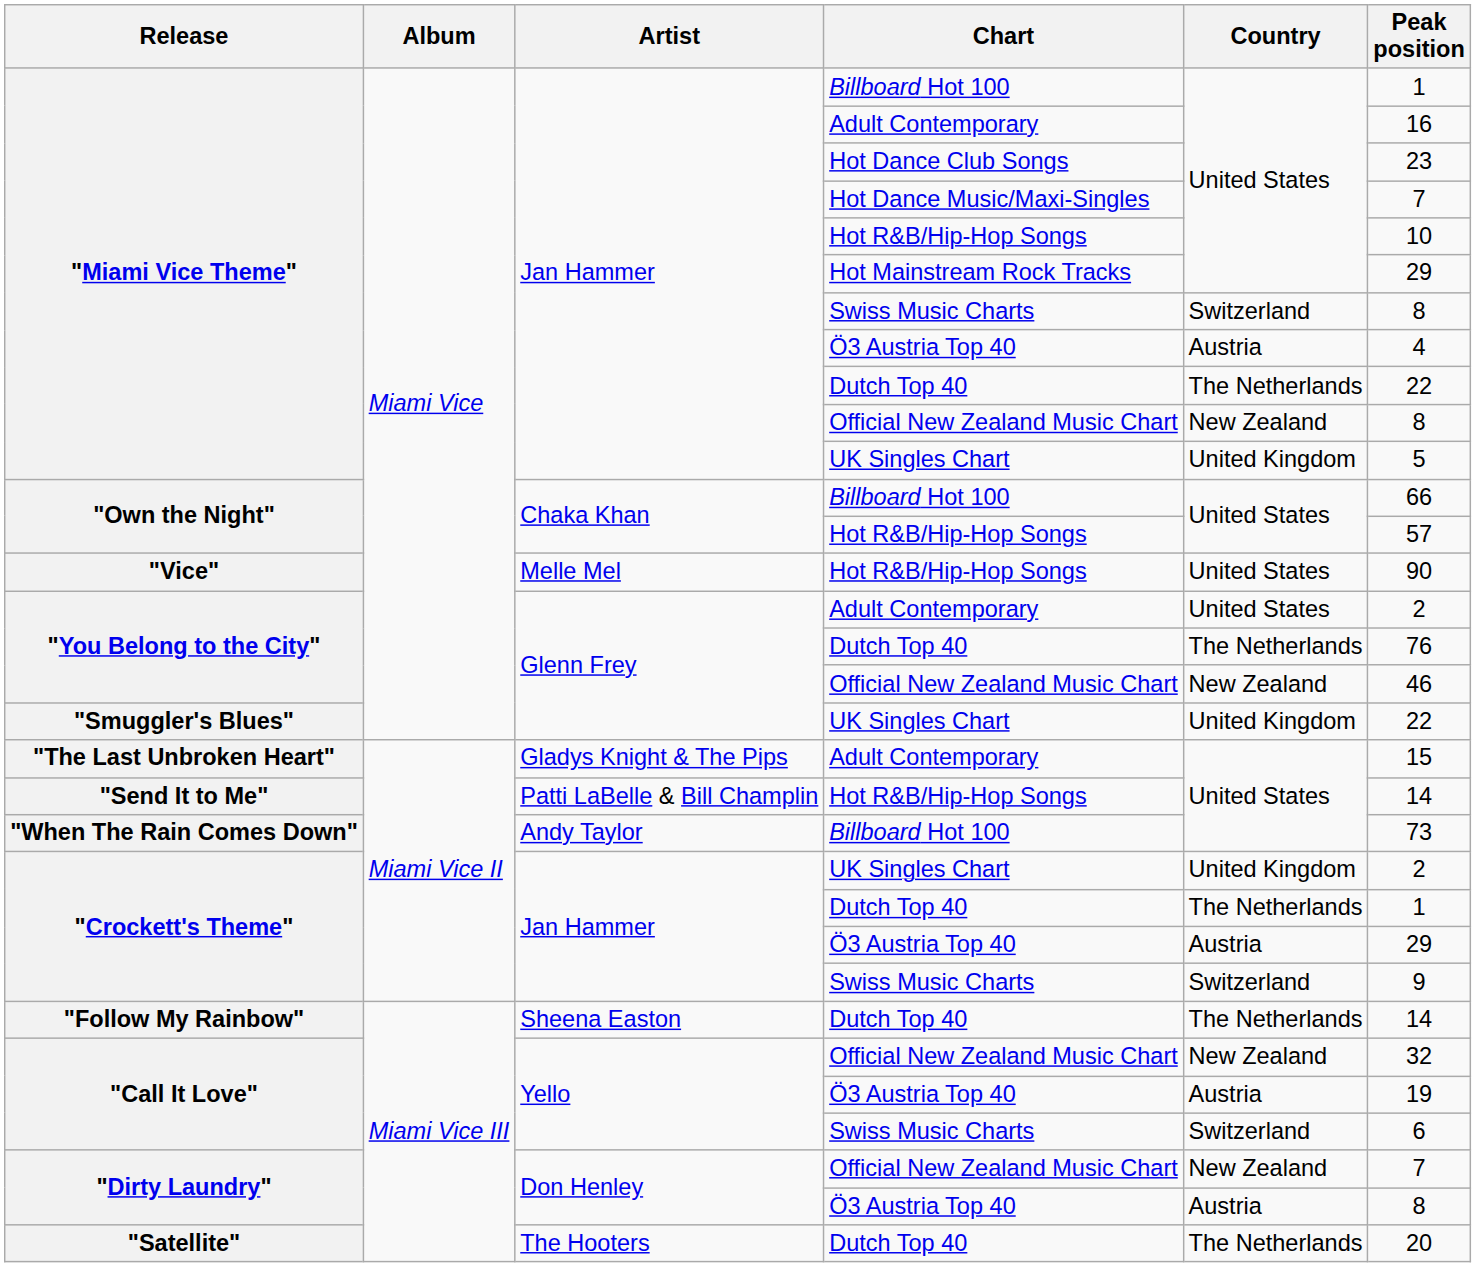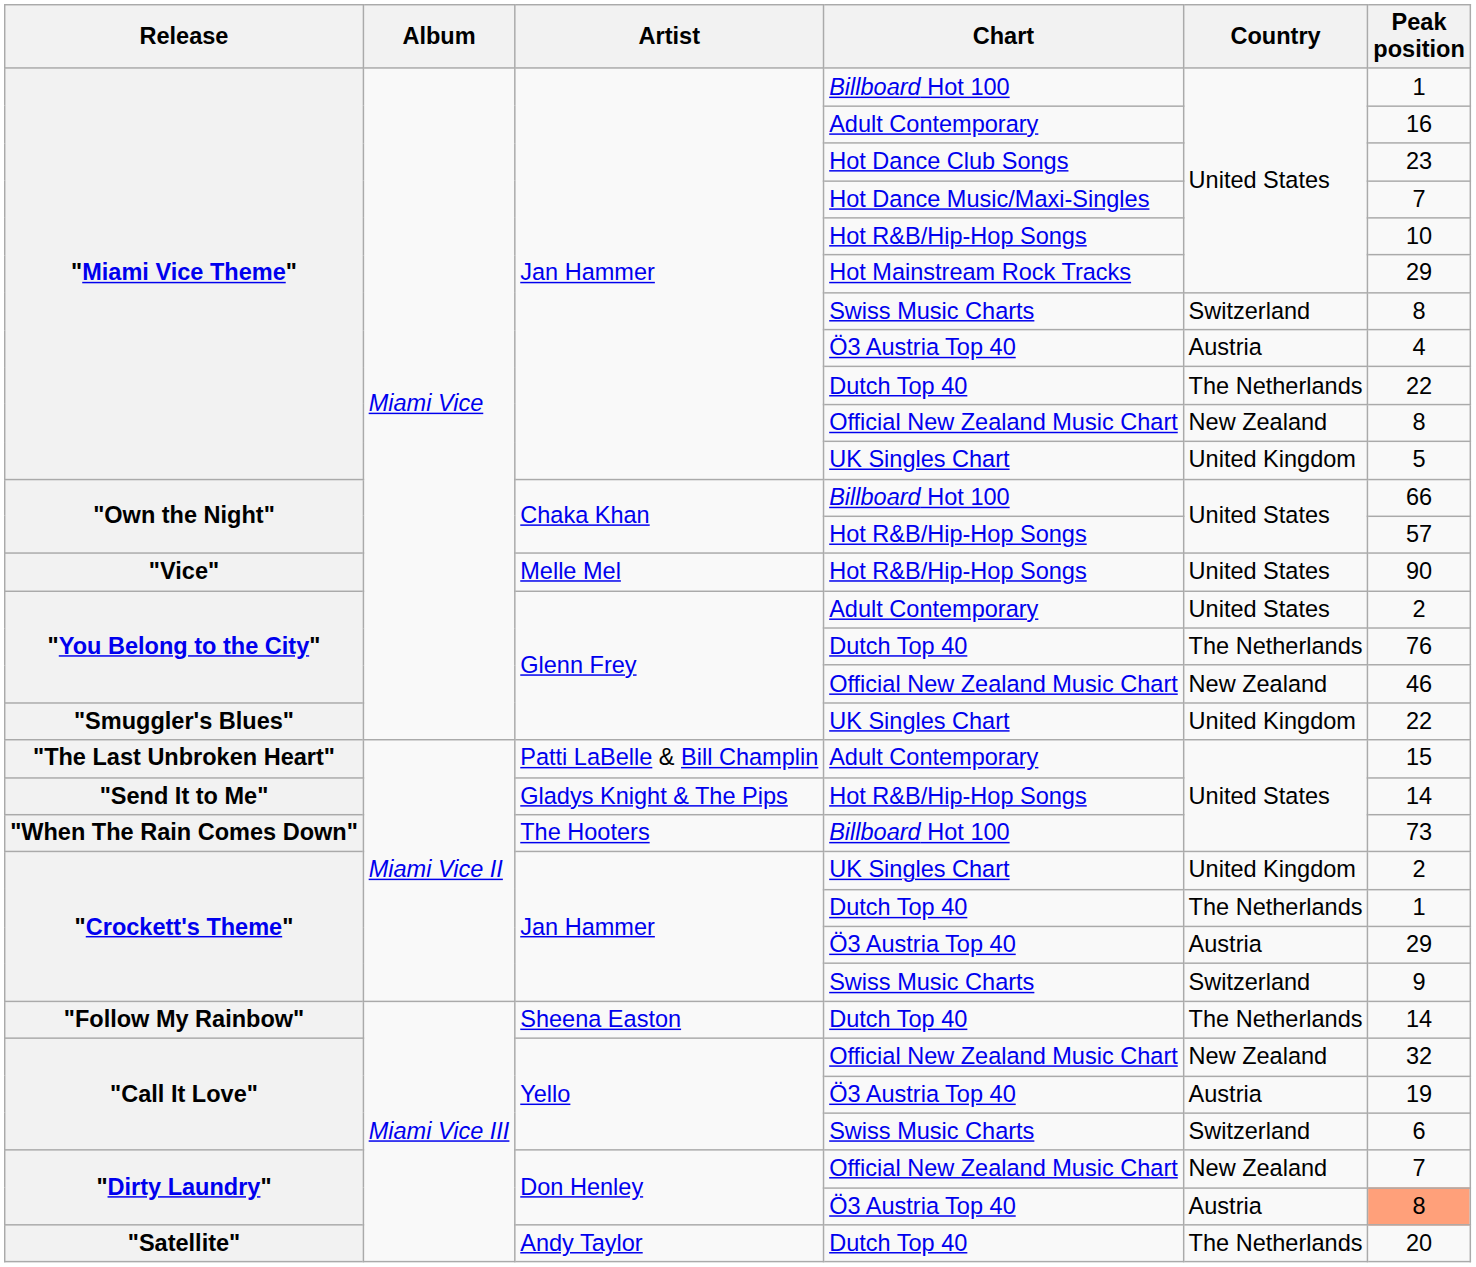(654, 758) Gladys Knight & The Pips -> (669, 758) Patti LaBelle & Bill Champlin
(669, 795) Patti LaBelle & Bill Champlin -> (654, 795) Gladys Knight & The Pips
(581, 832) Andy Taylor -> (585, 832) The Hooters
(1419, 1205) no background -> (1419, 1205) lightsalmon background
(585, 1243) The Hooters -> (581, 1243) Andy Taylor
